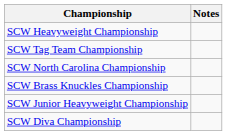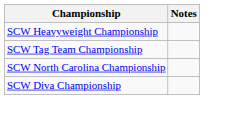- row: (87, 85)
- row: (97, 103)
